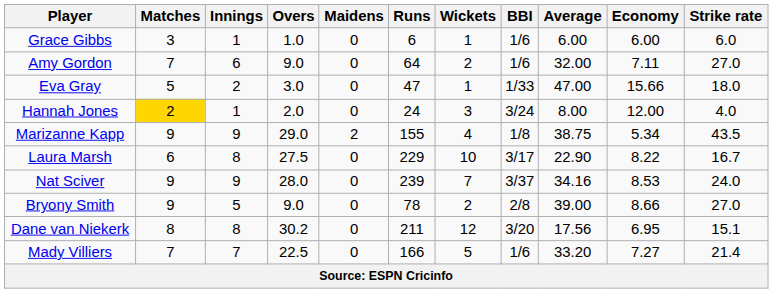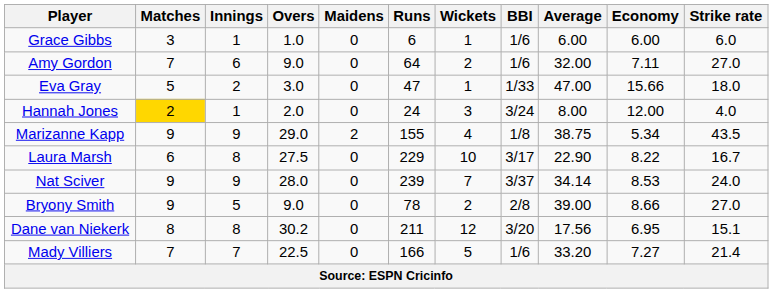(573, 181) 34.16 -> (573, 181) 34.14
